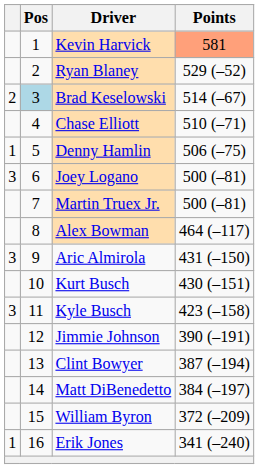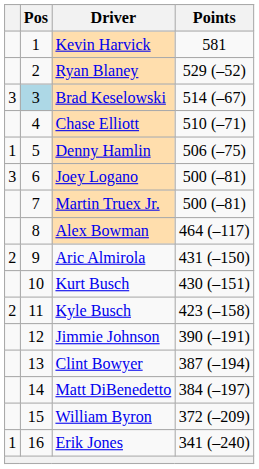(214, 44) lightsalmon background -> (214, 44) no background
(12, 97) 2 -> (12, 97) 3
(12, 257) 3 -> (12, 257) 2
(12, 310) 3 -> (12, 310) 2
